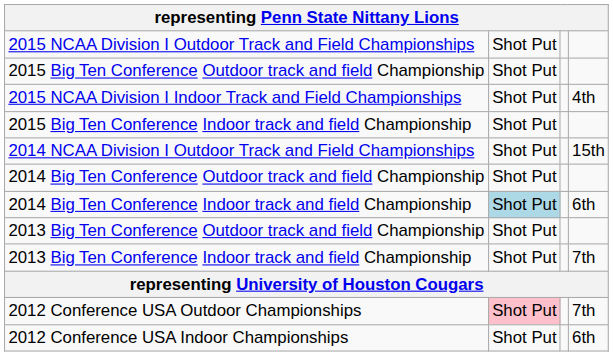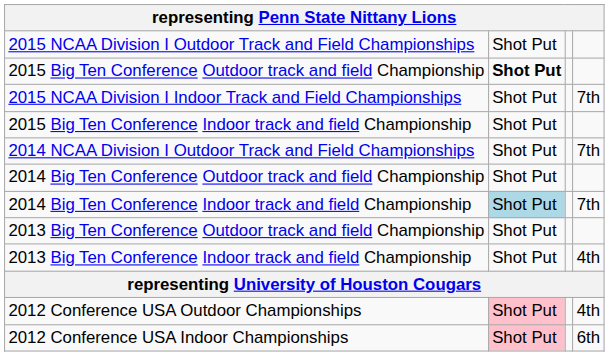(524, 71) normal -> (527, 71) bold
(584, 97) 4th -> (588, 97) 7th
(588, 151) 15th -> (588, 151) 7th
(584, 204) 6th -> (588, 204) 7th
(584, 257) 7th -> (588, 257) 4th
(584, 310) 7th -> (588, 310) 4th
(524, 337) no background -> (524, 337) pink background
